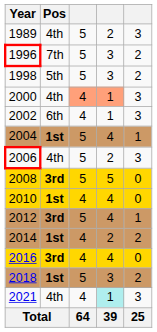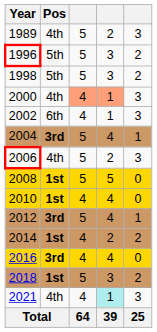(55, 55) 7th -> (55, 55) 5th
(55, 136) 1st -> (55, 136) 3rd
(55, 178) 3rd -> (55, 178) 1st
